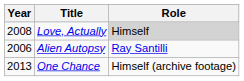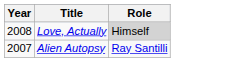(19, 48) 2006 -> (19, 48) 2007
- row: (68, 66)
